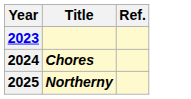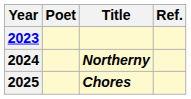+ column: (61, 15)
(70, 60) Chores -> (116, 60) Northerny
(79, 82) Northerny -> (107, 82) Chores
